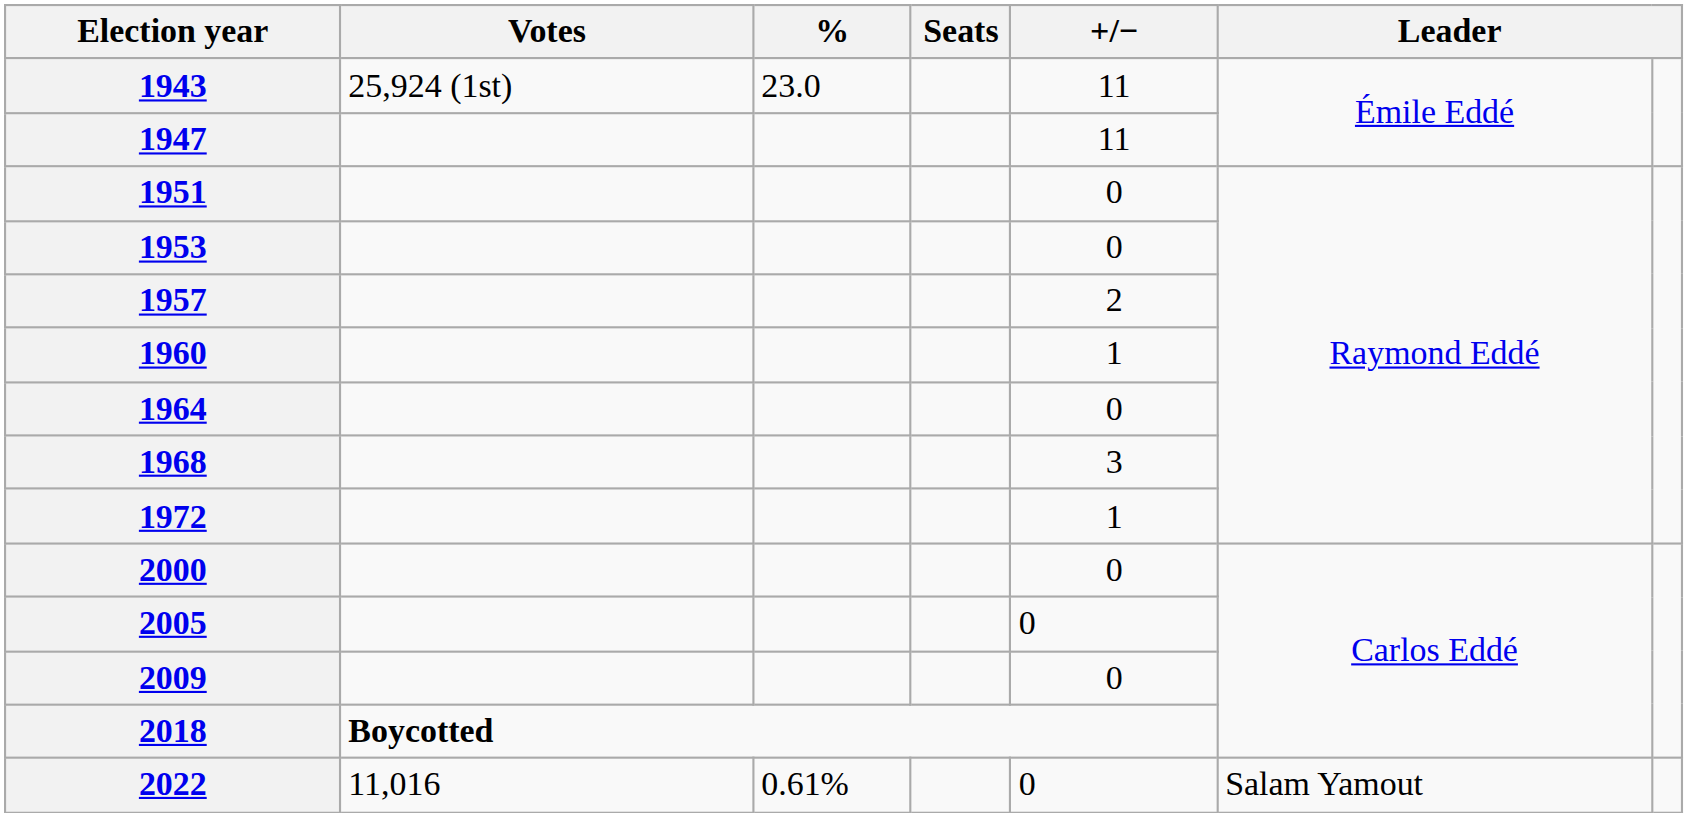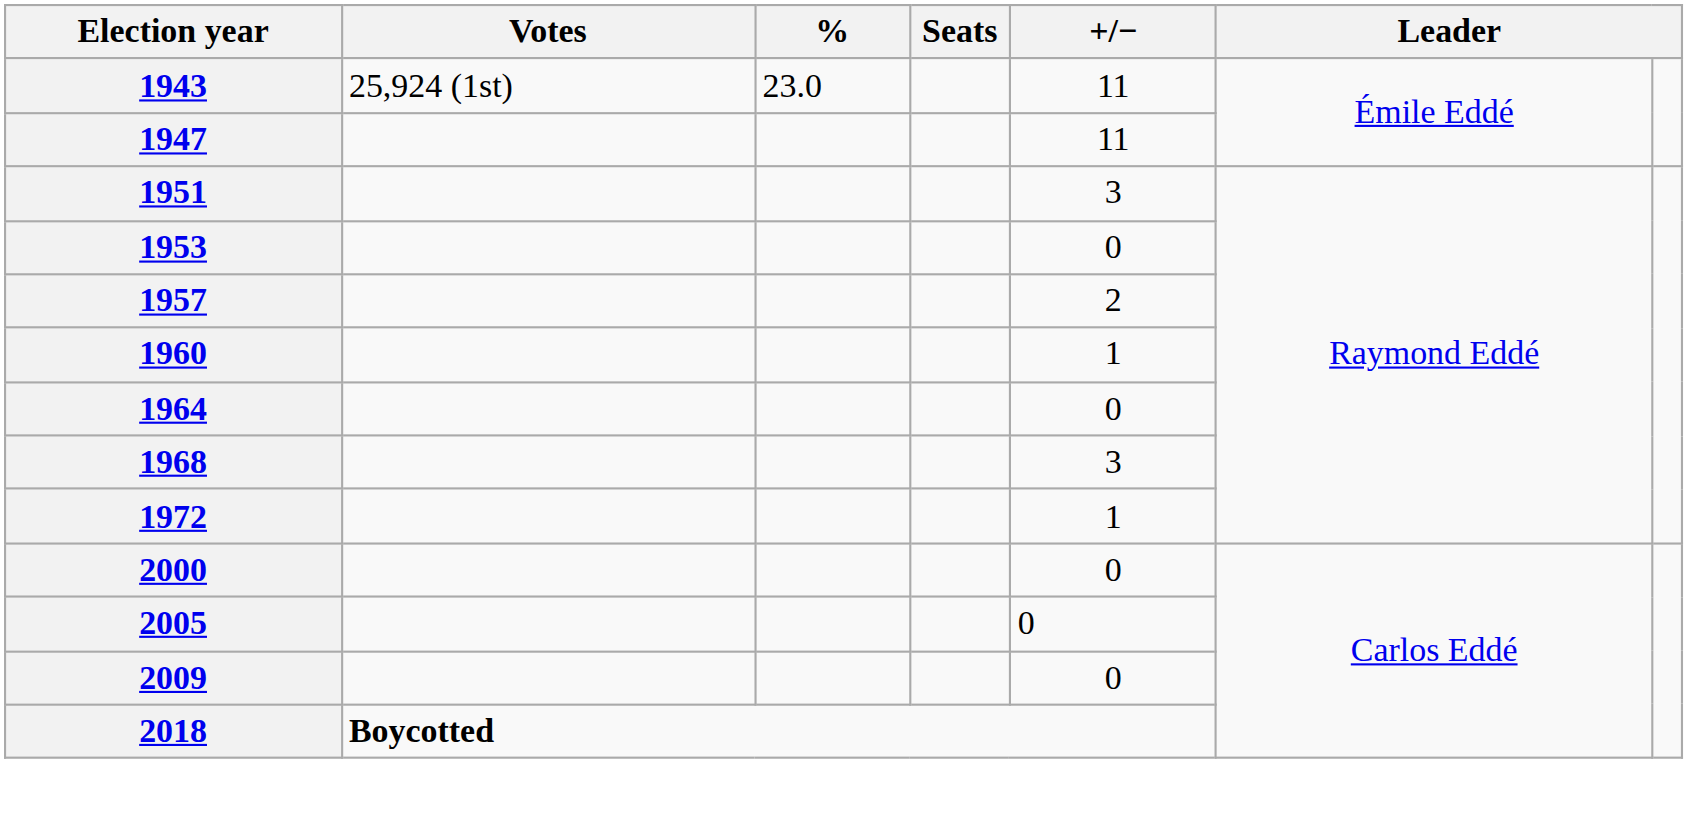(1114, 192) 0 -> (1113, 192) 3
- row: (173, 784)
